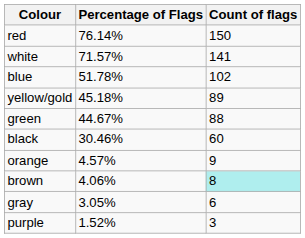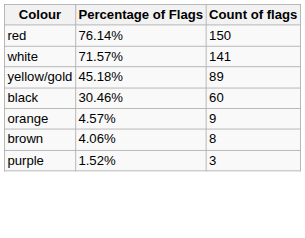- row: (20, 77)
- row: (24, 118)
(213, 181) paleturquoise background -> (213, 139) no background
- row: (20, 202)
